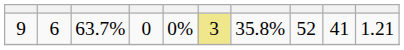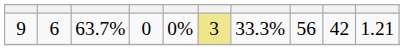(260, 28) 35.8% -> (260, 28) 33.3%
(306, 28) 52 -> (306, 28) 56
(339, 28) 41 -> (339, 28) 42
